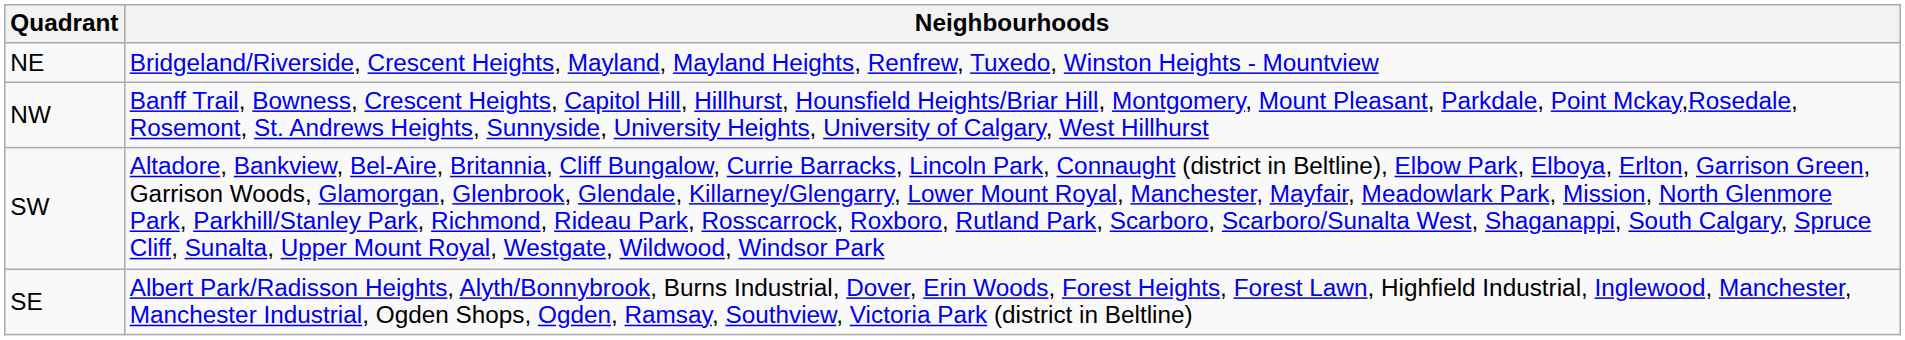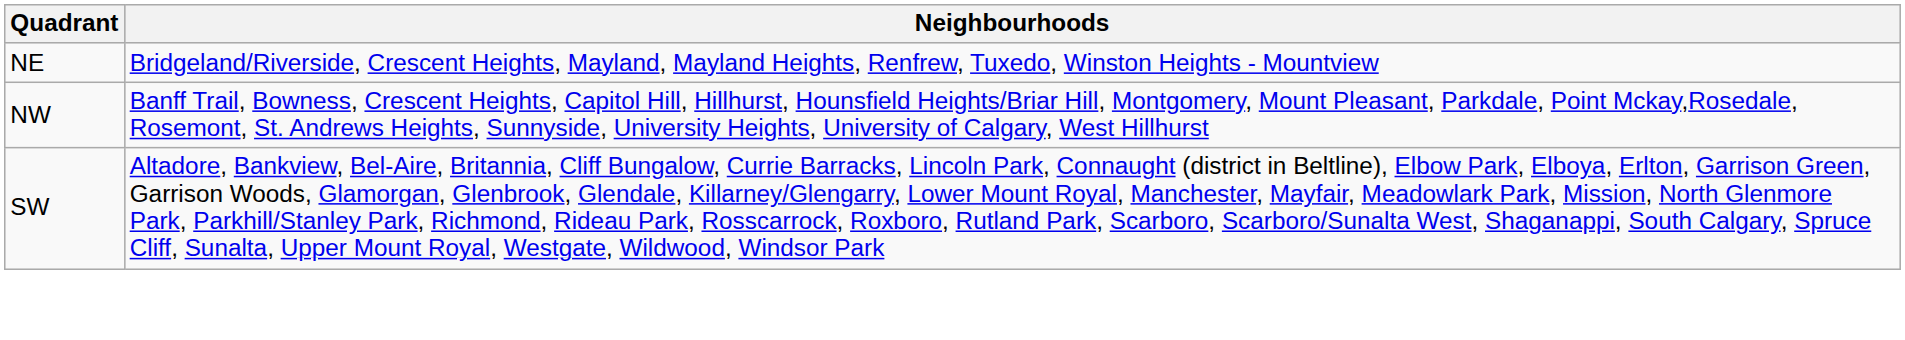- row: (27, 301)
